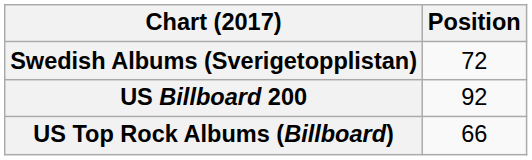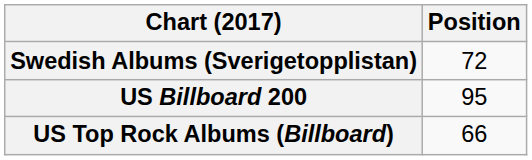(474, 97) 92 -> (474, 97) 95
